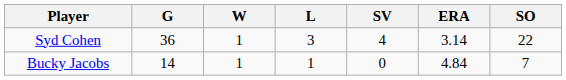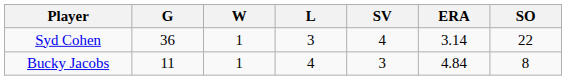(168, 63) 14 -> (168, 63) 11
(311, 63) 1 -> (311, 63) 4
(382, 63) 0 -> (382, 63) 3
(526, 63) 7 -> (526, 63) 8
